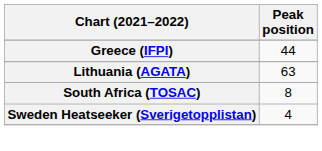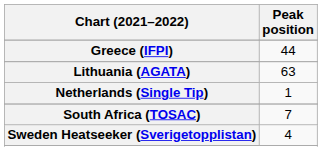+ row: (132, 93)
(288, 93) 8 -> (288, 114) 7
